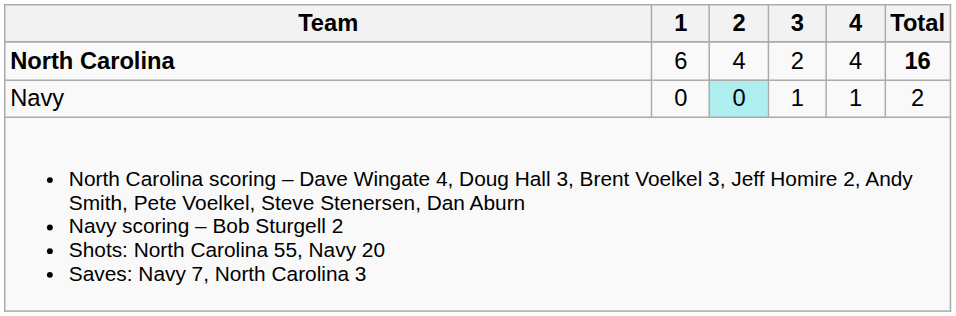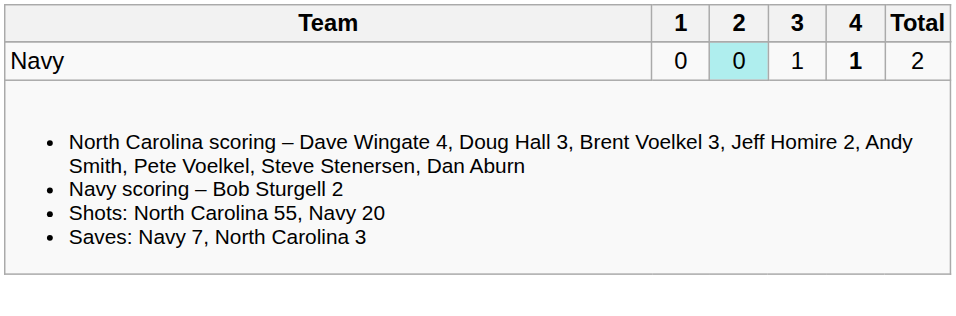- row: (92, 60)
(856, 98) normal -> (856, 60) bold
